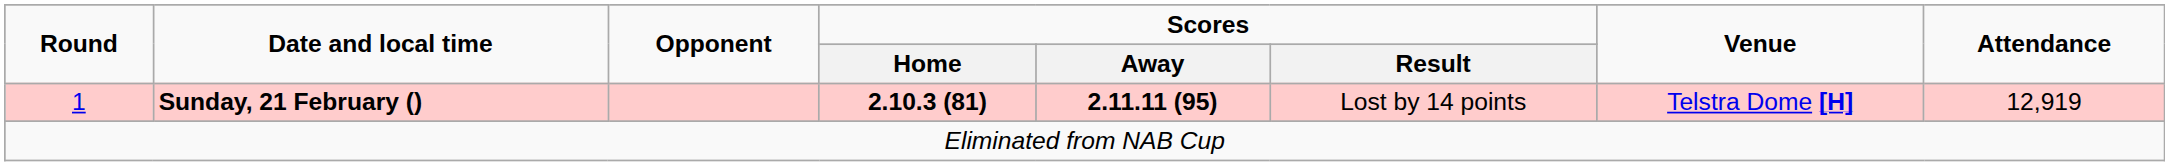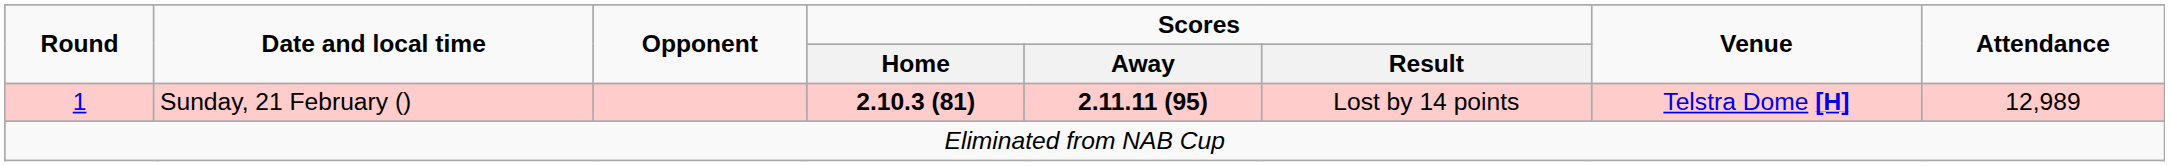(290, 103) bold -> (286, 103) normal
(2044, 103) 12,919 -> (2043, 103) 12,989
